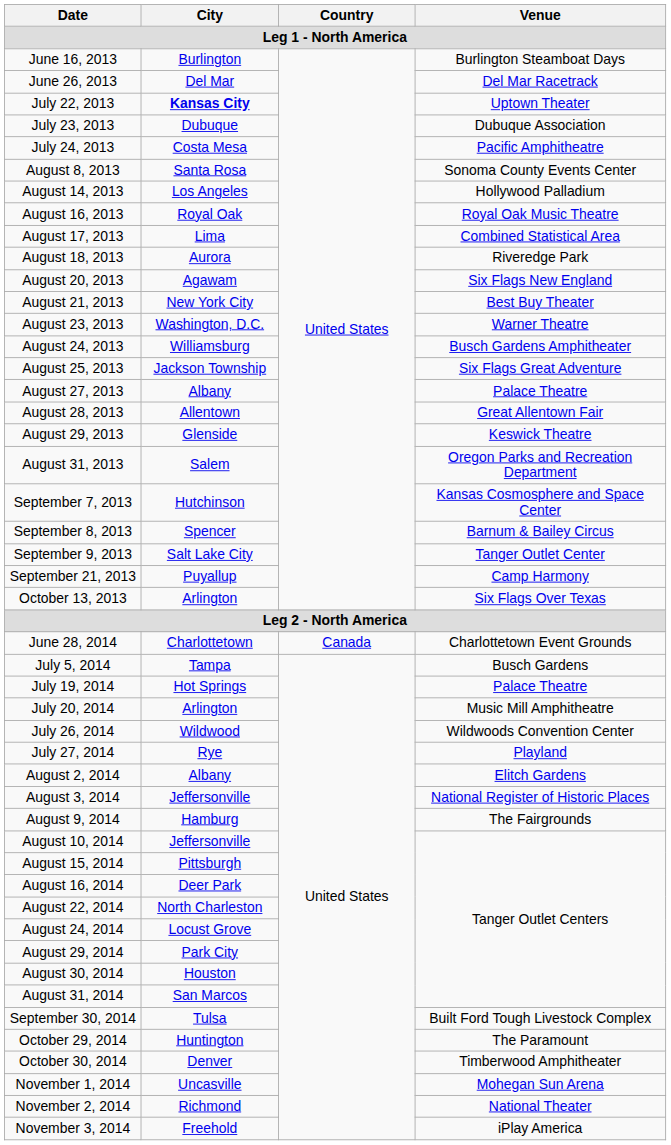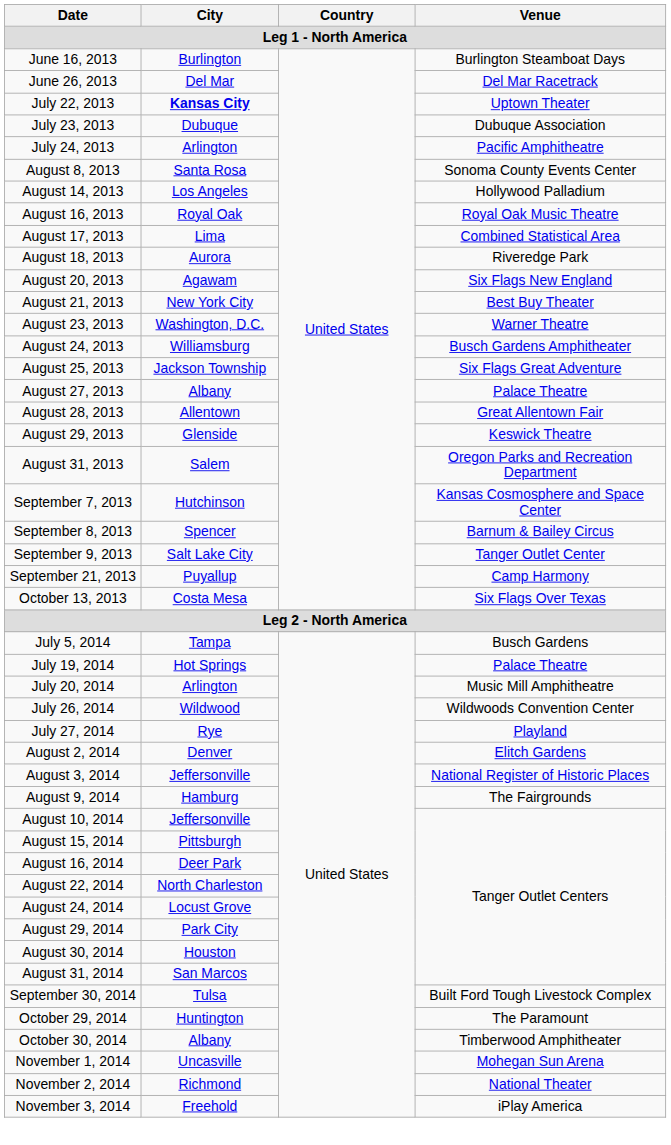(210, 147) Costa Mesa -> (210, 147) Arlington
(210, 598) Arlington -> (210, 598) Costa Mesa
- row: (73, 642)
(210, 775) Albany -> (210, 753) Denver
(210, 1062) Denver -> (210, 1040) Albany
